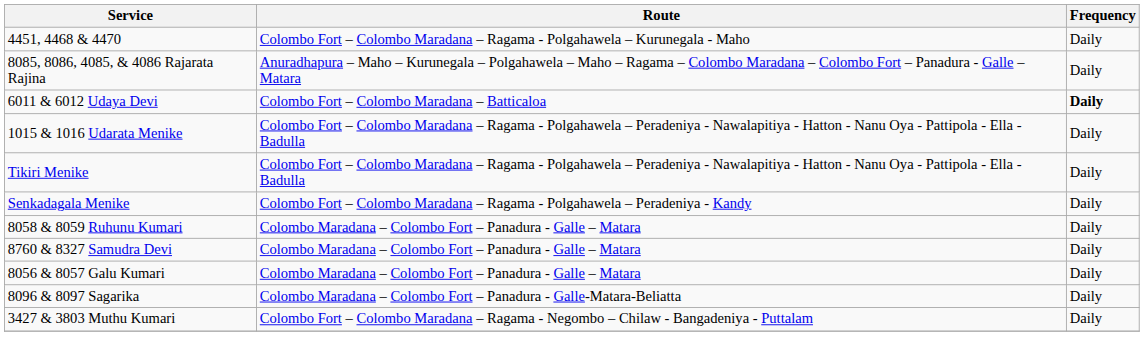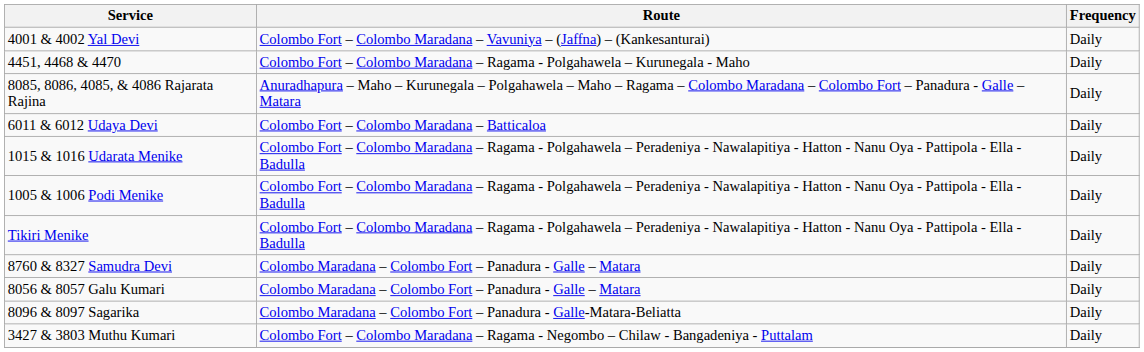+ row: (74, 39)
(1086, 101) bold -> (1086, 124) normal
+ row: (85, 195)
- row: (69, 203)
- row: (95, 226)
